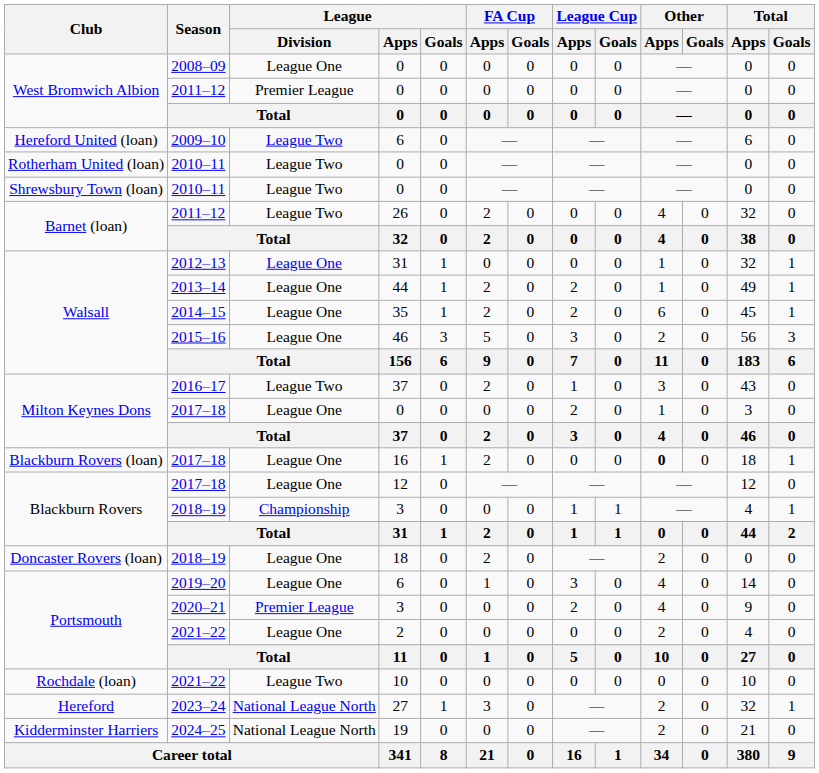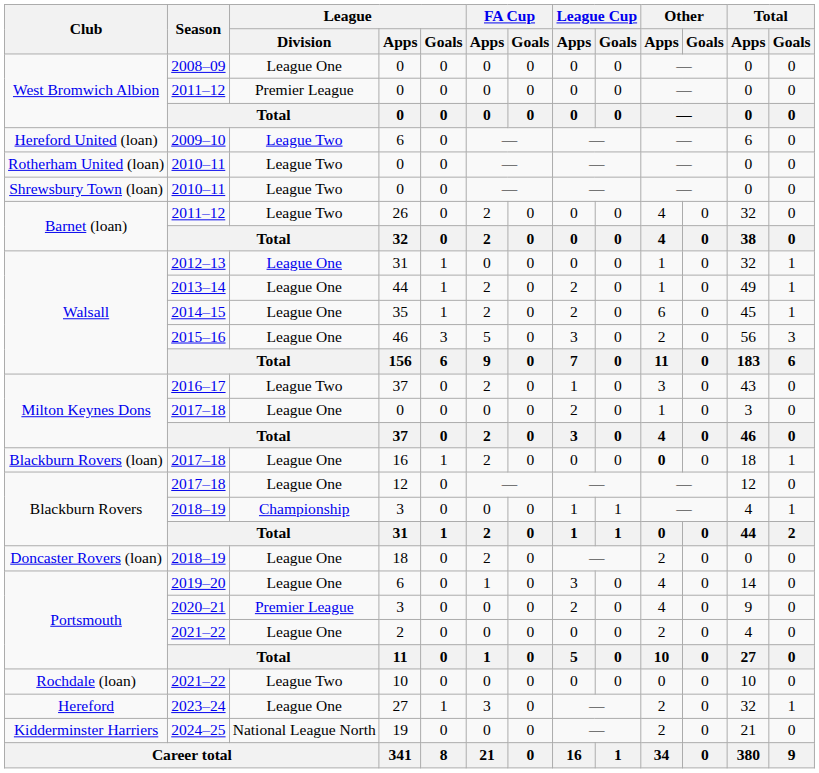(304, 705) National League North -> (304, 705) League One
